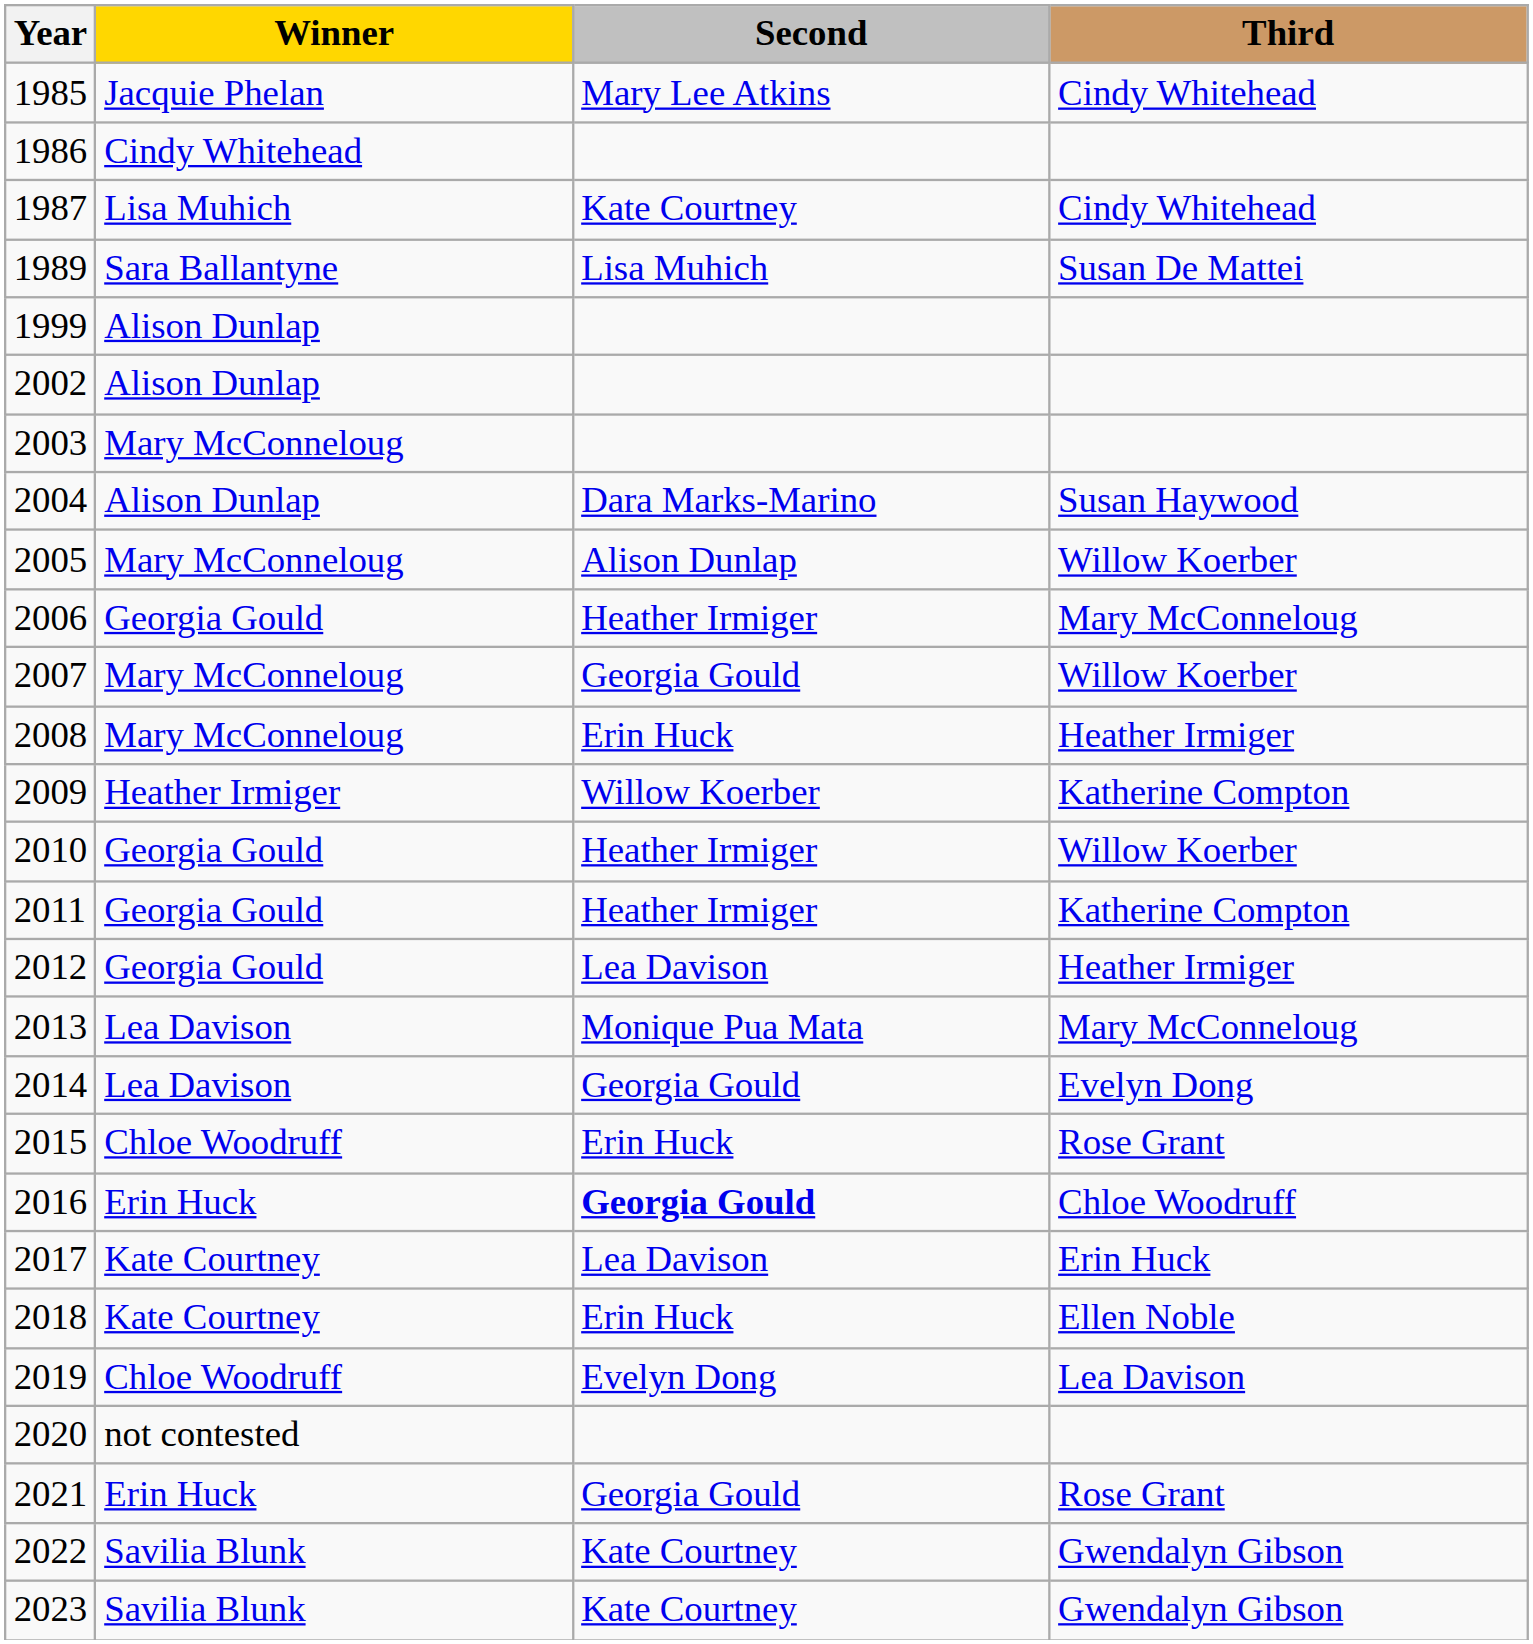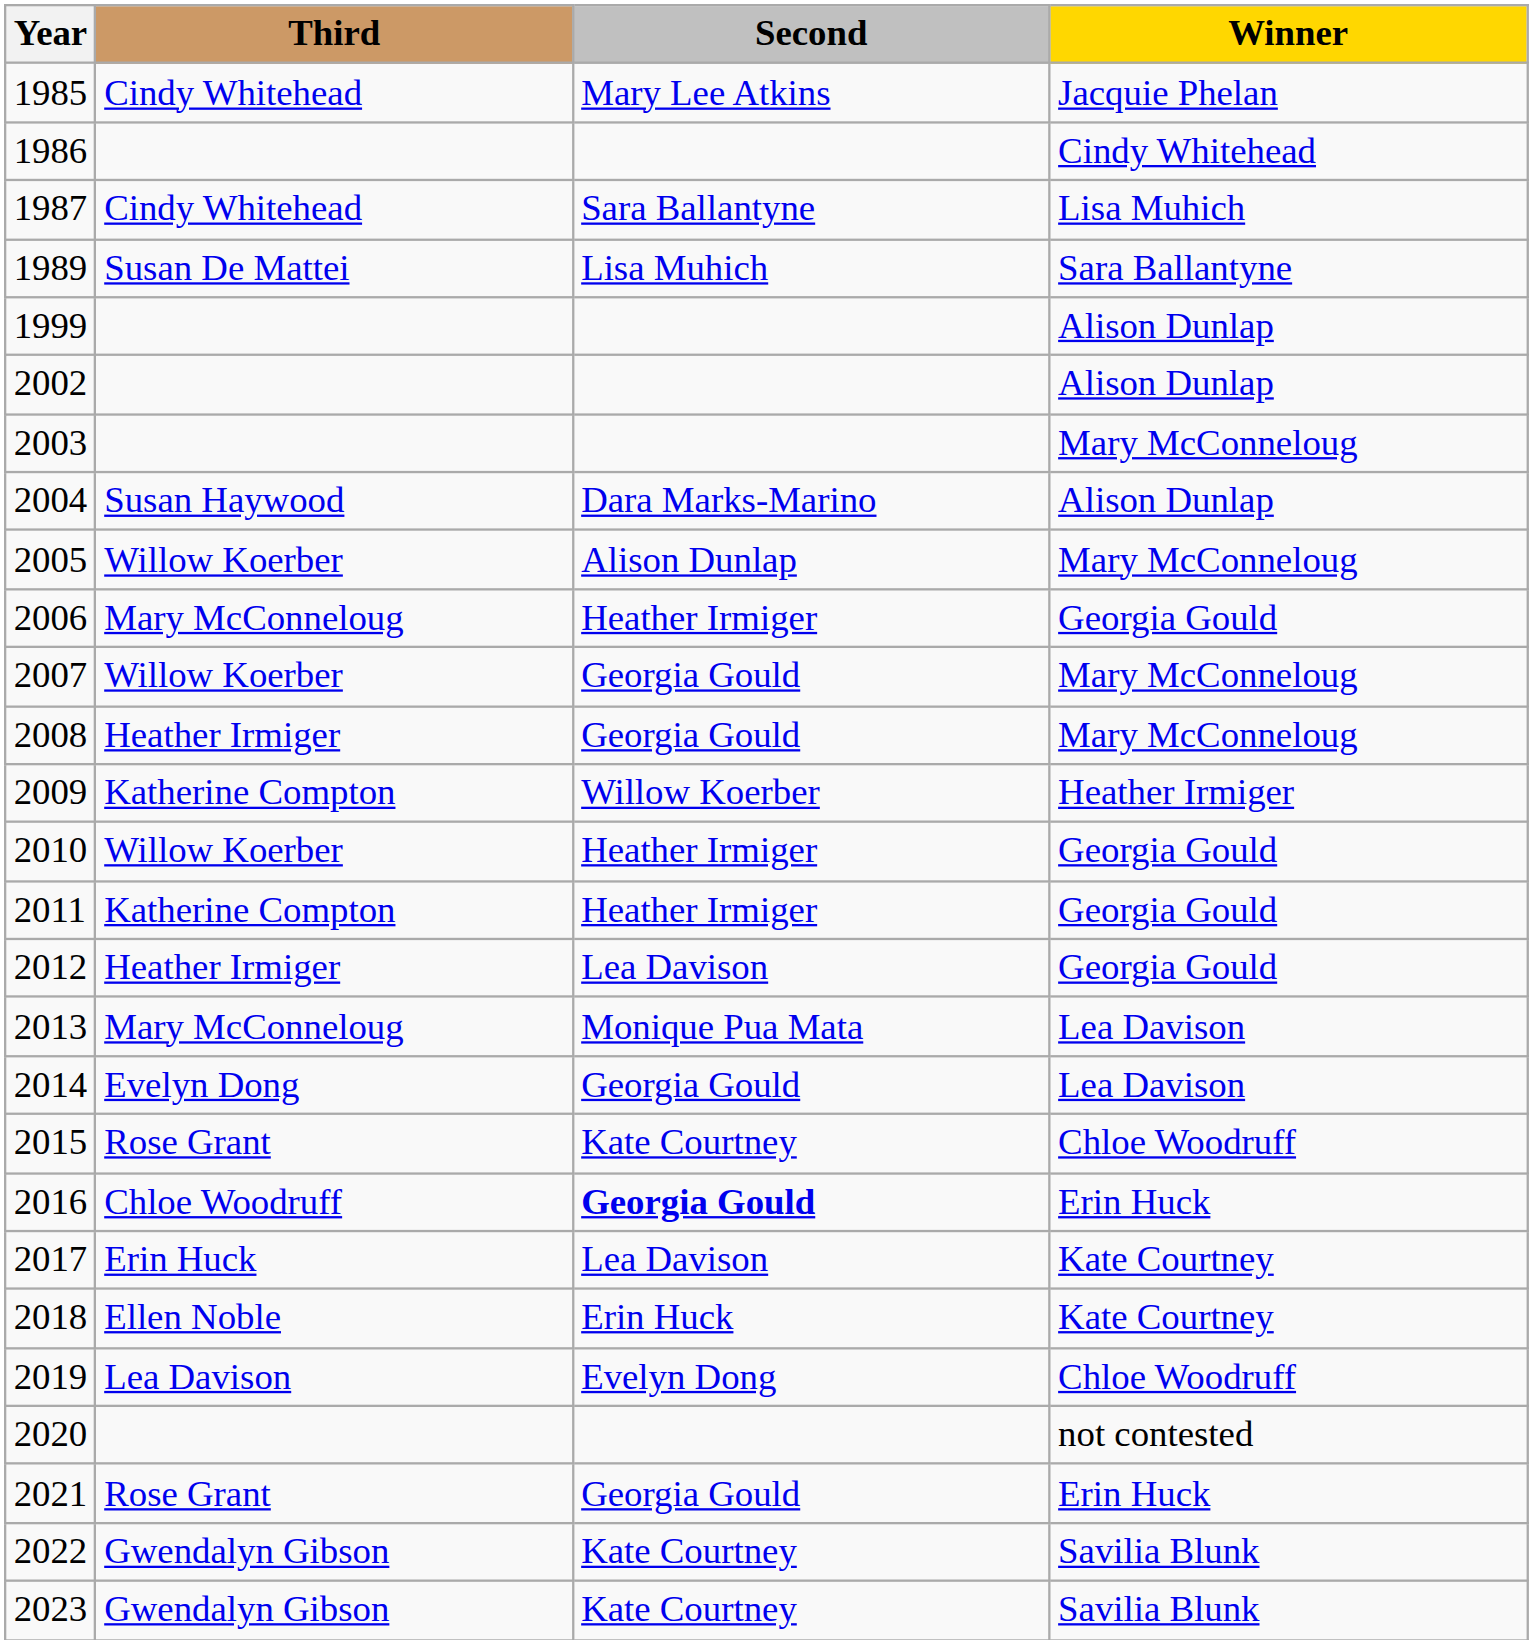columns swapped: (334, 33) <-> (1288, 33)
(689, 208) Kate Courtney -> (698, 208) Sara Ballantyne
(657, 734) Erin Huck -> (691, 734) Georgia Gould
(657, 1142) Erin Huck -> (689, 1142) Kate Courtney
